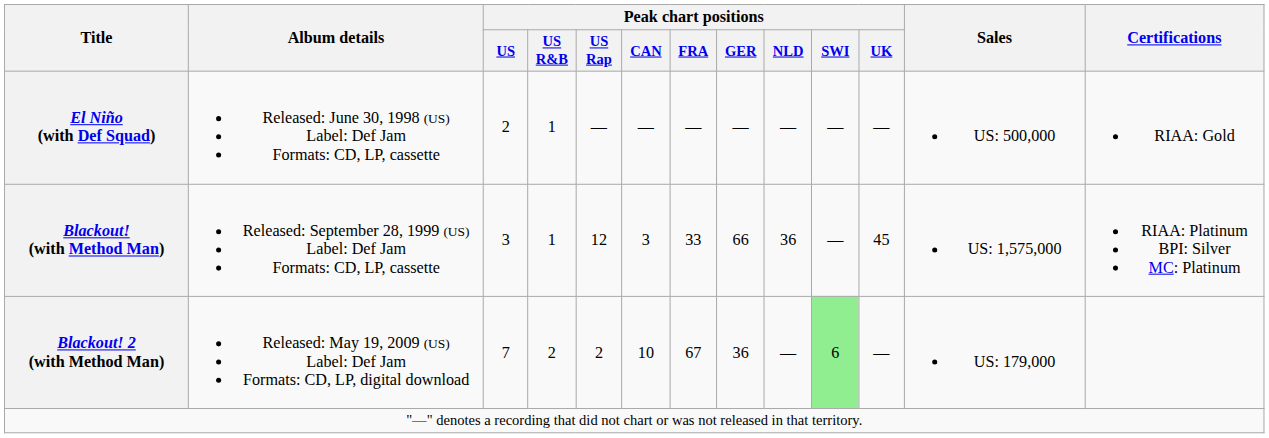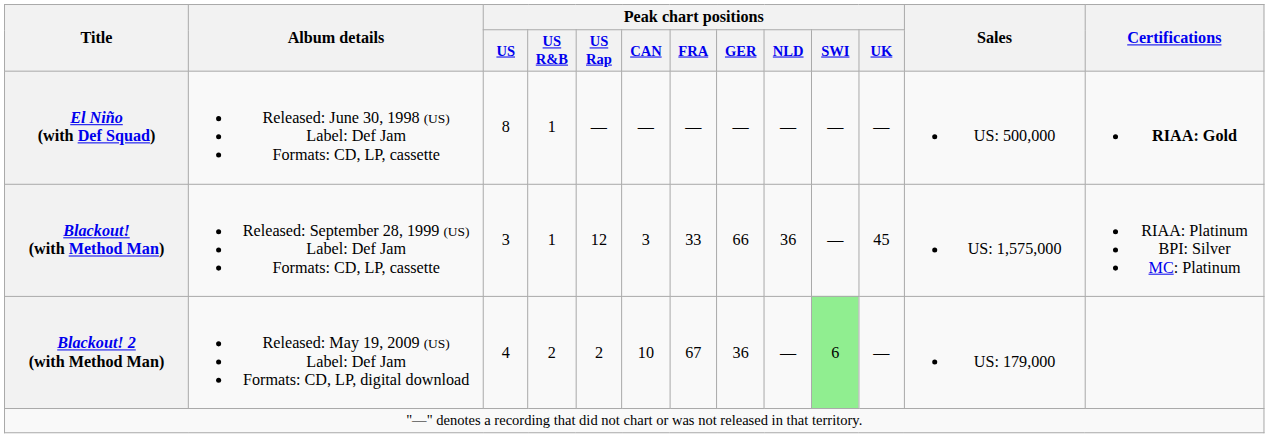(506, 127) 2 -> (506, 127) 8
(1174, 137) normal -> (1174, 137) bold
(506, 352) 7 -> (506, 352) 4
